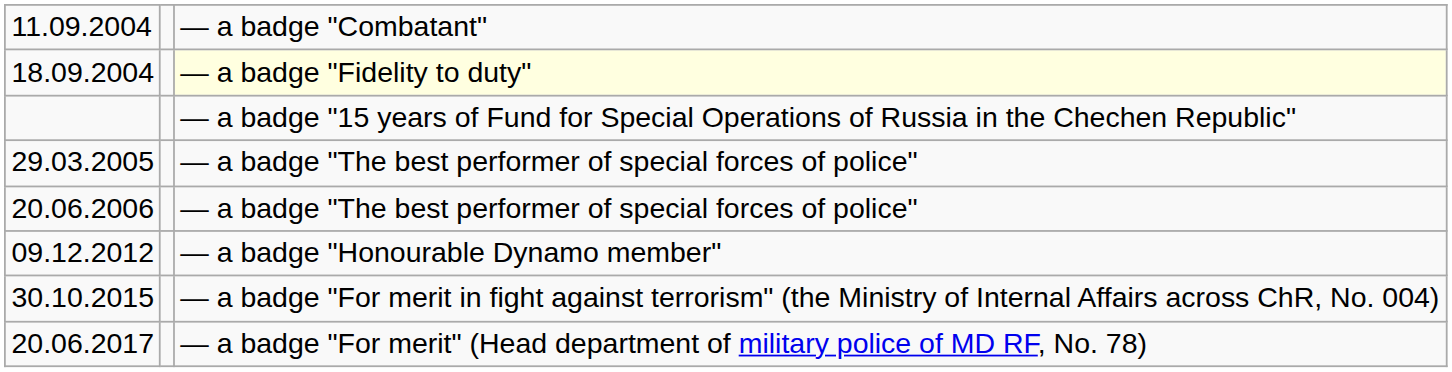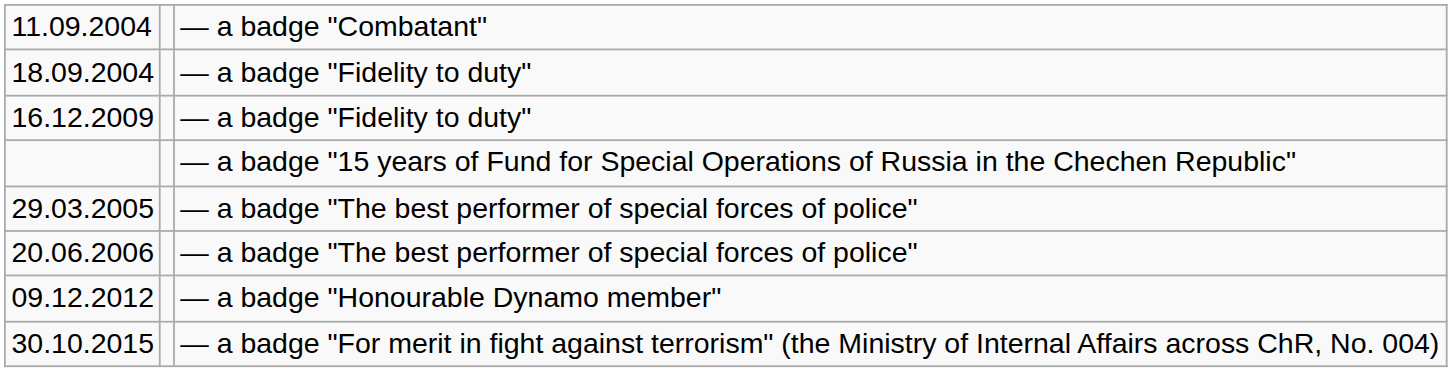(356, 72) lightyellow background -> (356, 72) no background
+ row: (83, 117)
- row: (83, 343)
